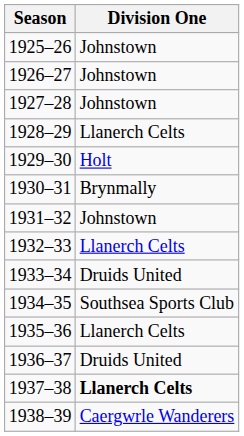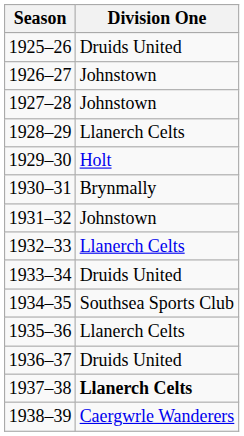(118, 47) Johnstown -> (131, 47) Druids United
